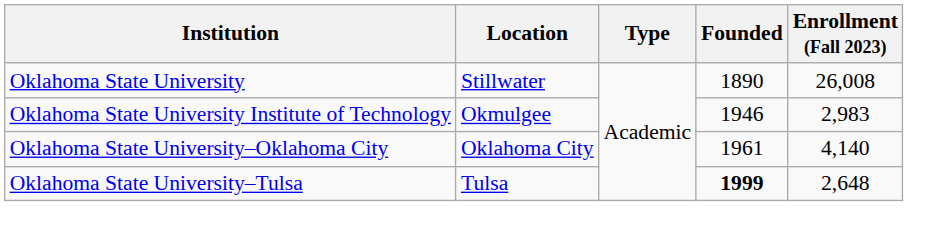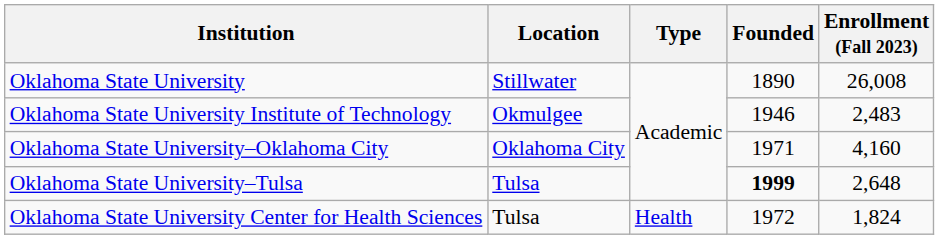(845, 114) 2,983 -> (877, 114) 2,483
(742, 148) 1961 -> (773, 148) 1971
(845, 148) 4,140 -> (877, 148) 4,160
+ row: (246, 217)
